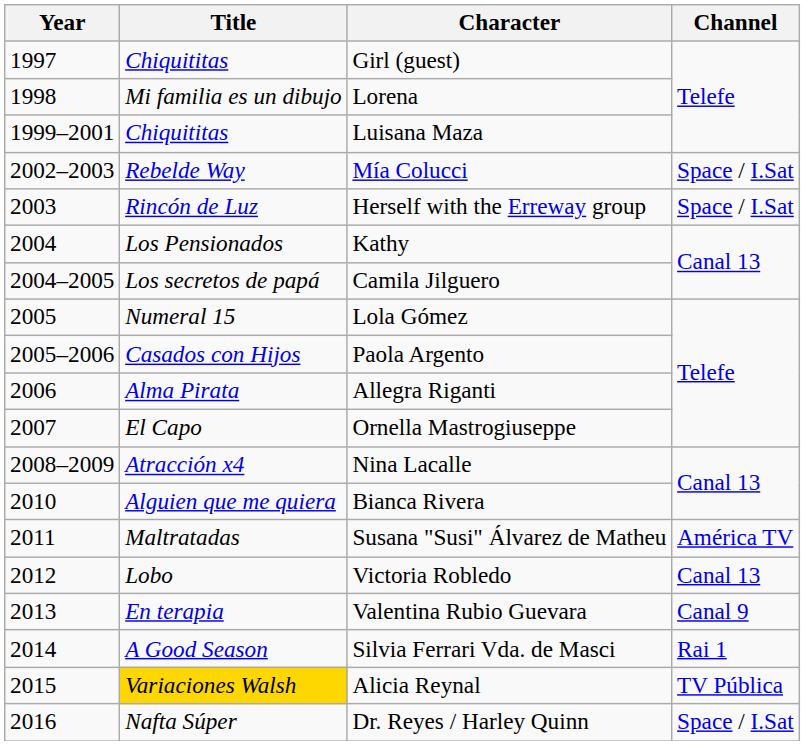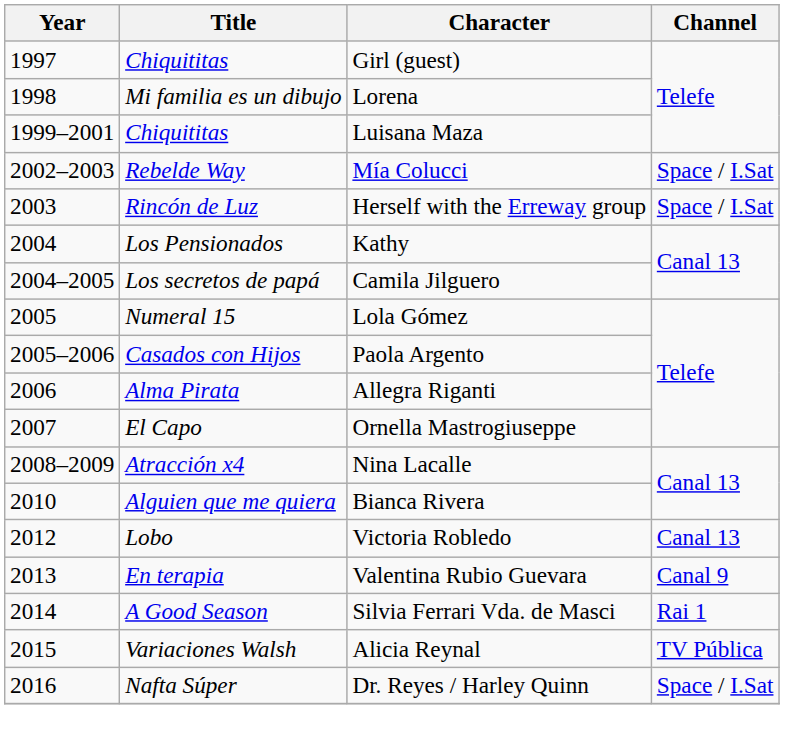- row: (509, 538)
(211, 685) gold background -> (211, 648) no background
